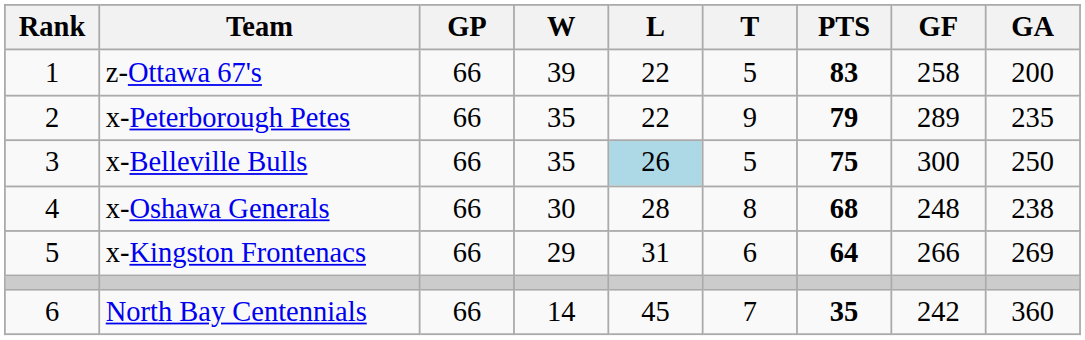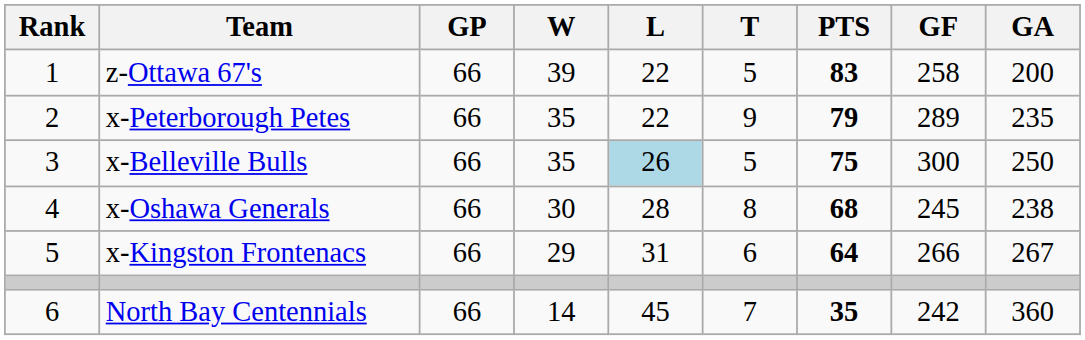(938, 207) 248 -> (938, 207) 245
(1033, 252) 269 -> (1033, 252) 267
